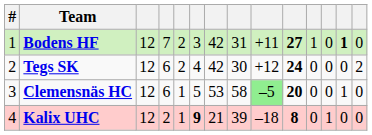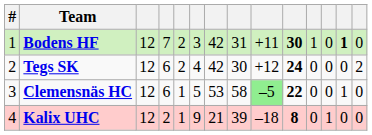(294, 42) 27 -> (294, 42) 30
(294, 92) 20 -> (294, 92) 22
(197, 117) bold -> (197, 117) normal
